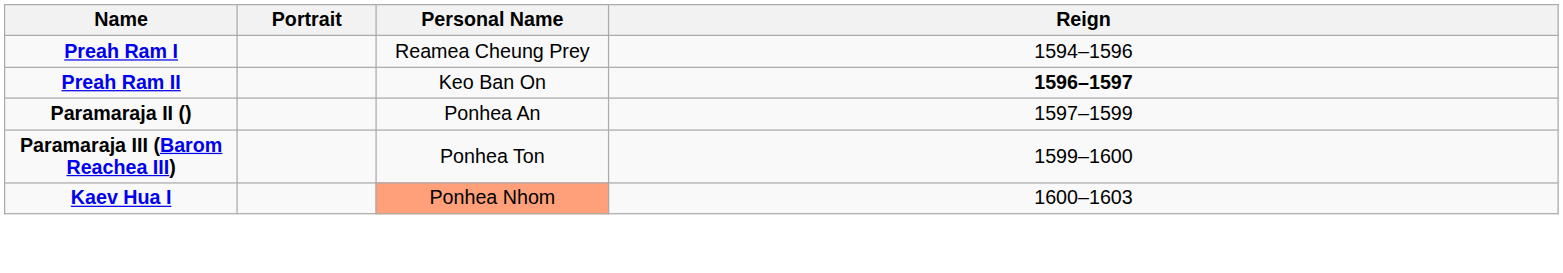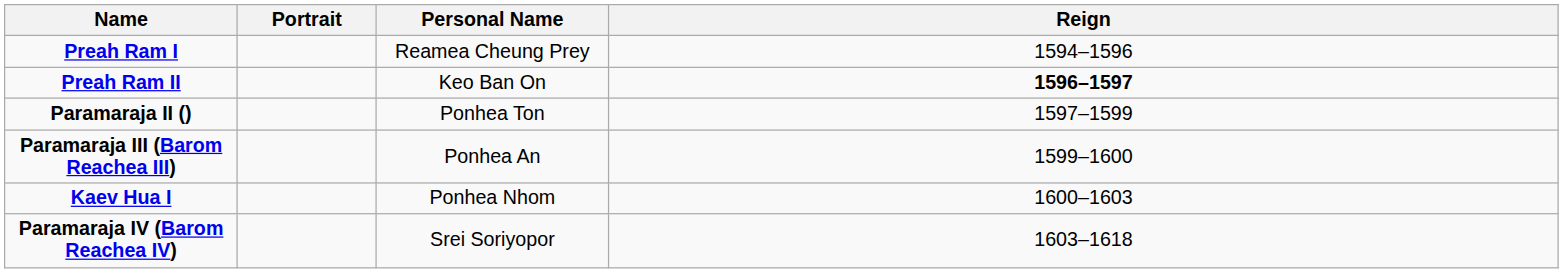(492, 113) Ponhea An -> (492, 113) Ponhea Ton
(492, 156) Ponhea Ton -> (492, 156) Ponhea An
(492, 198) lightsalmon background -> (492, 198) no background
+ row: (121, 240)
